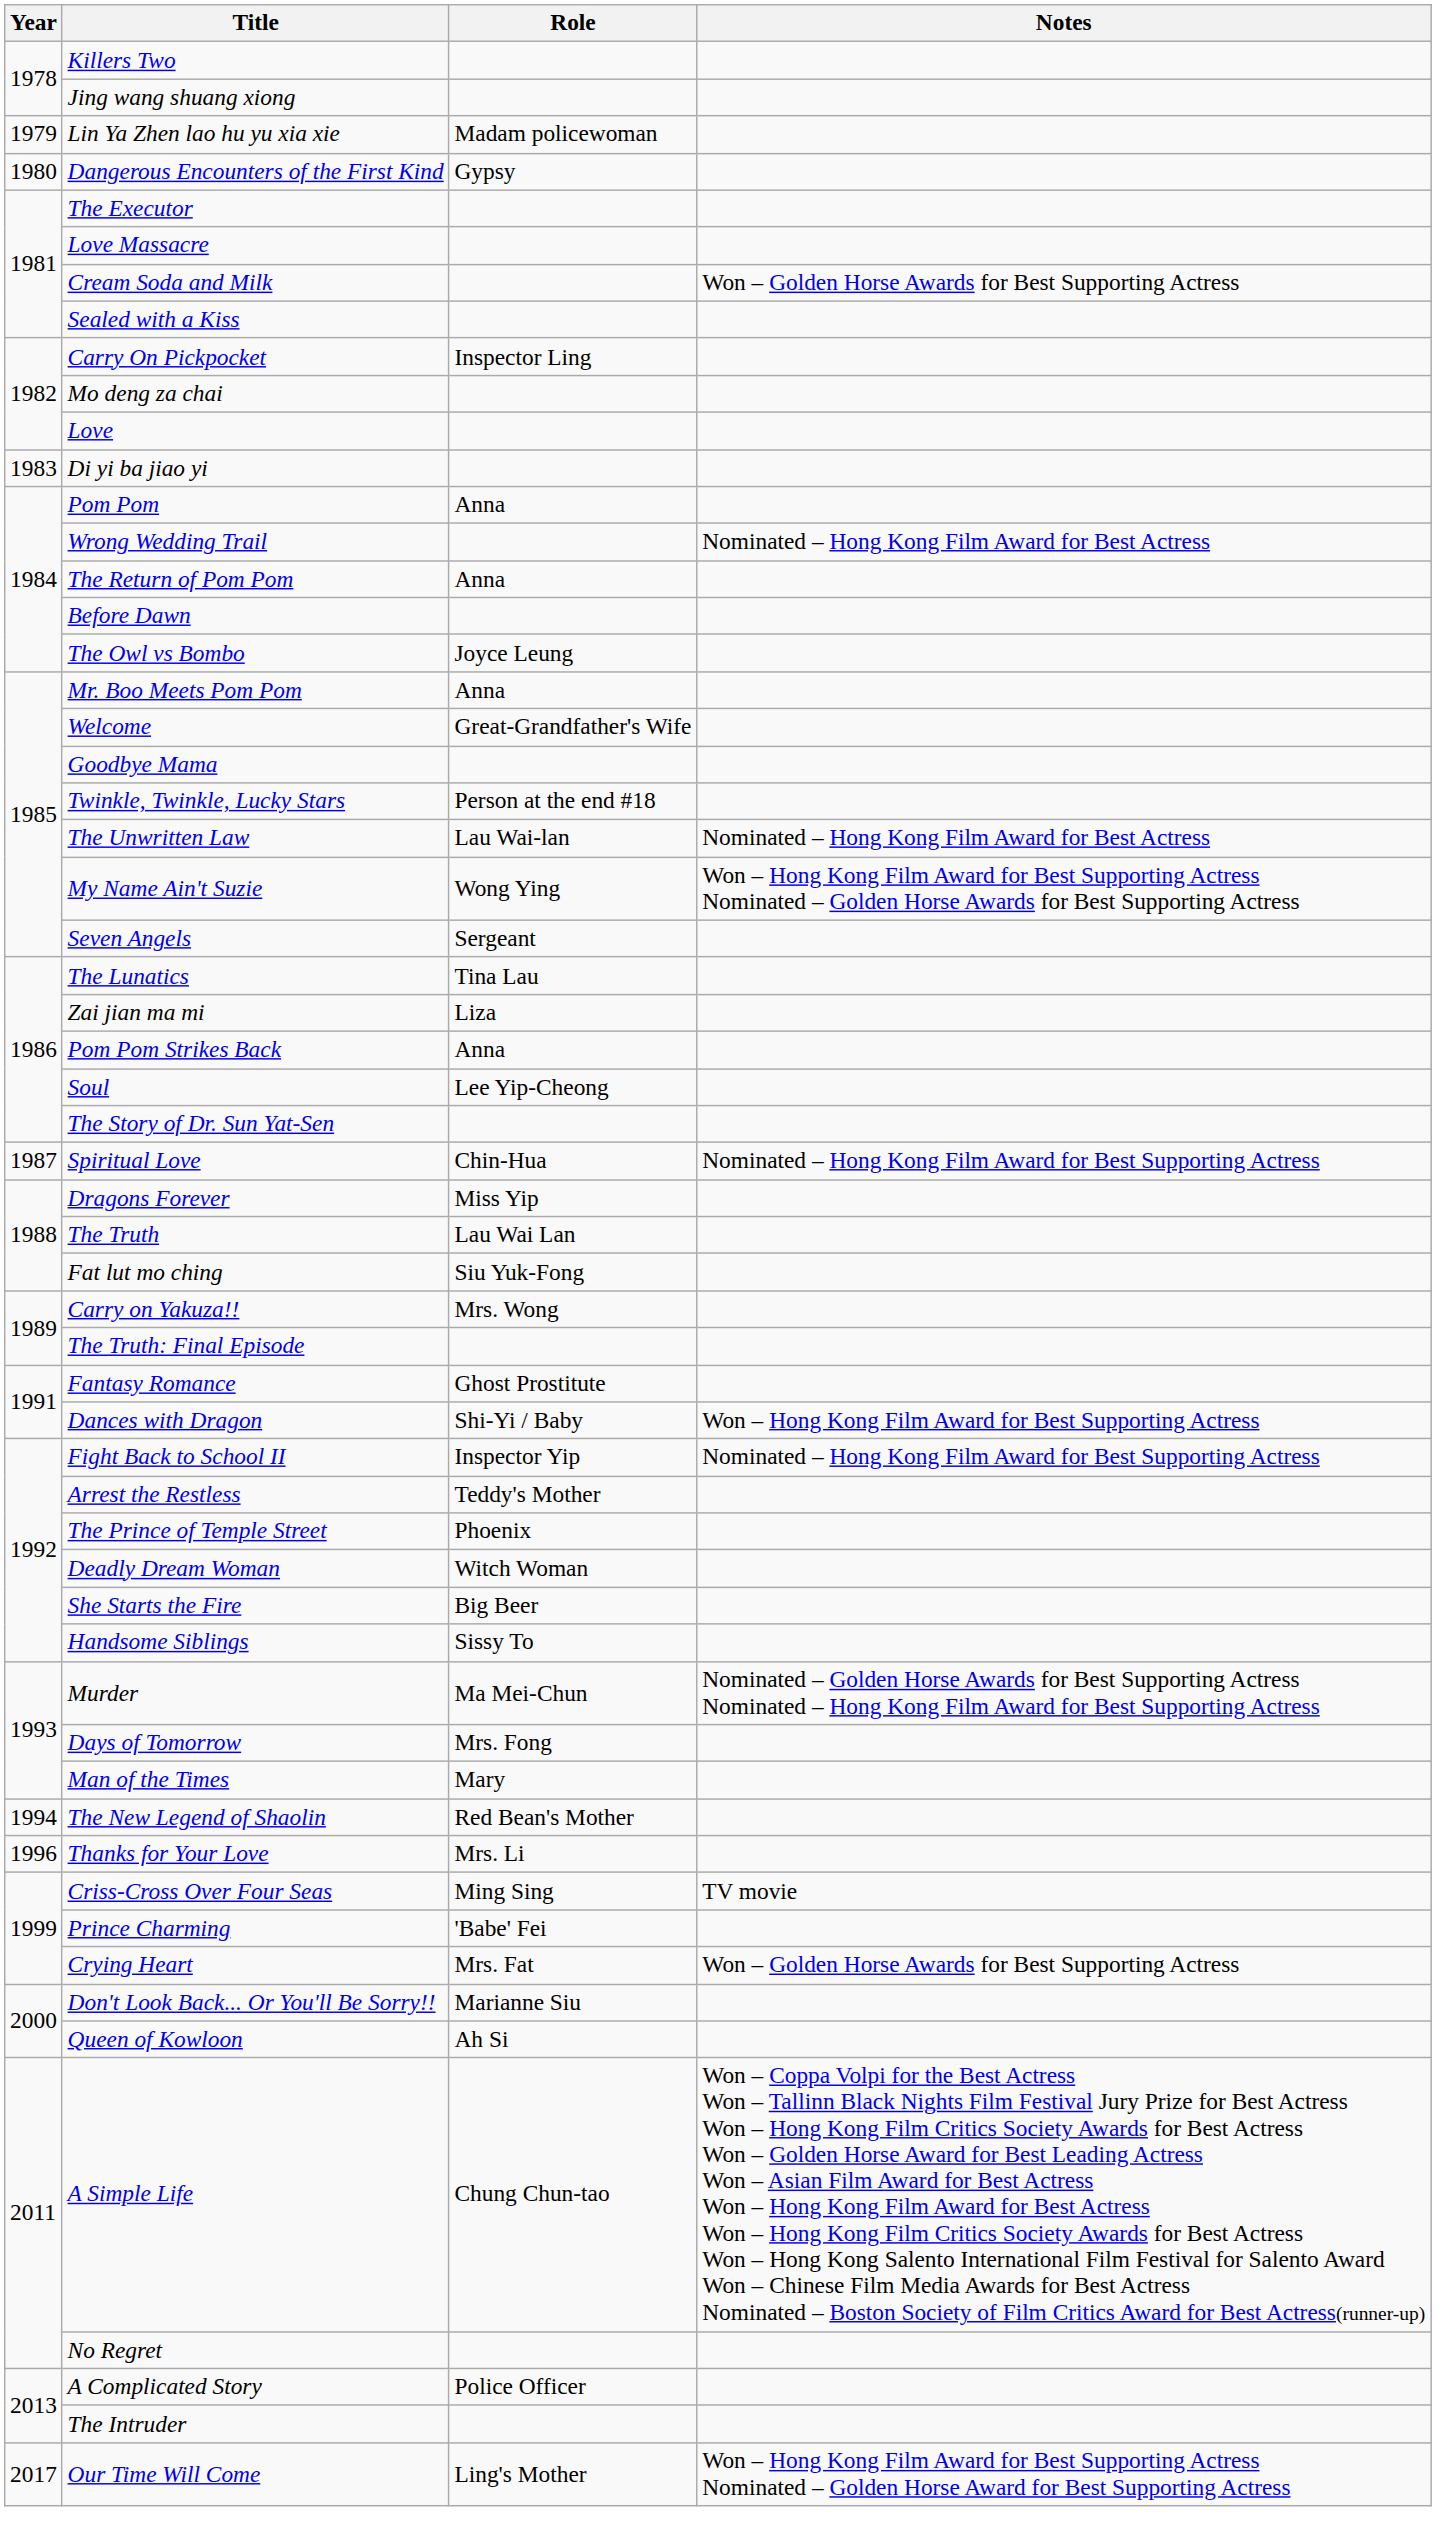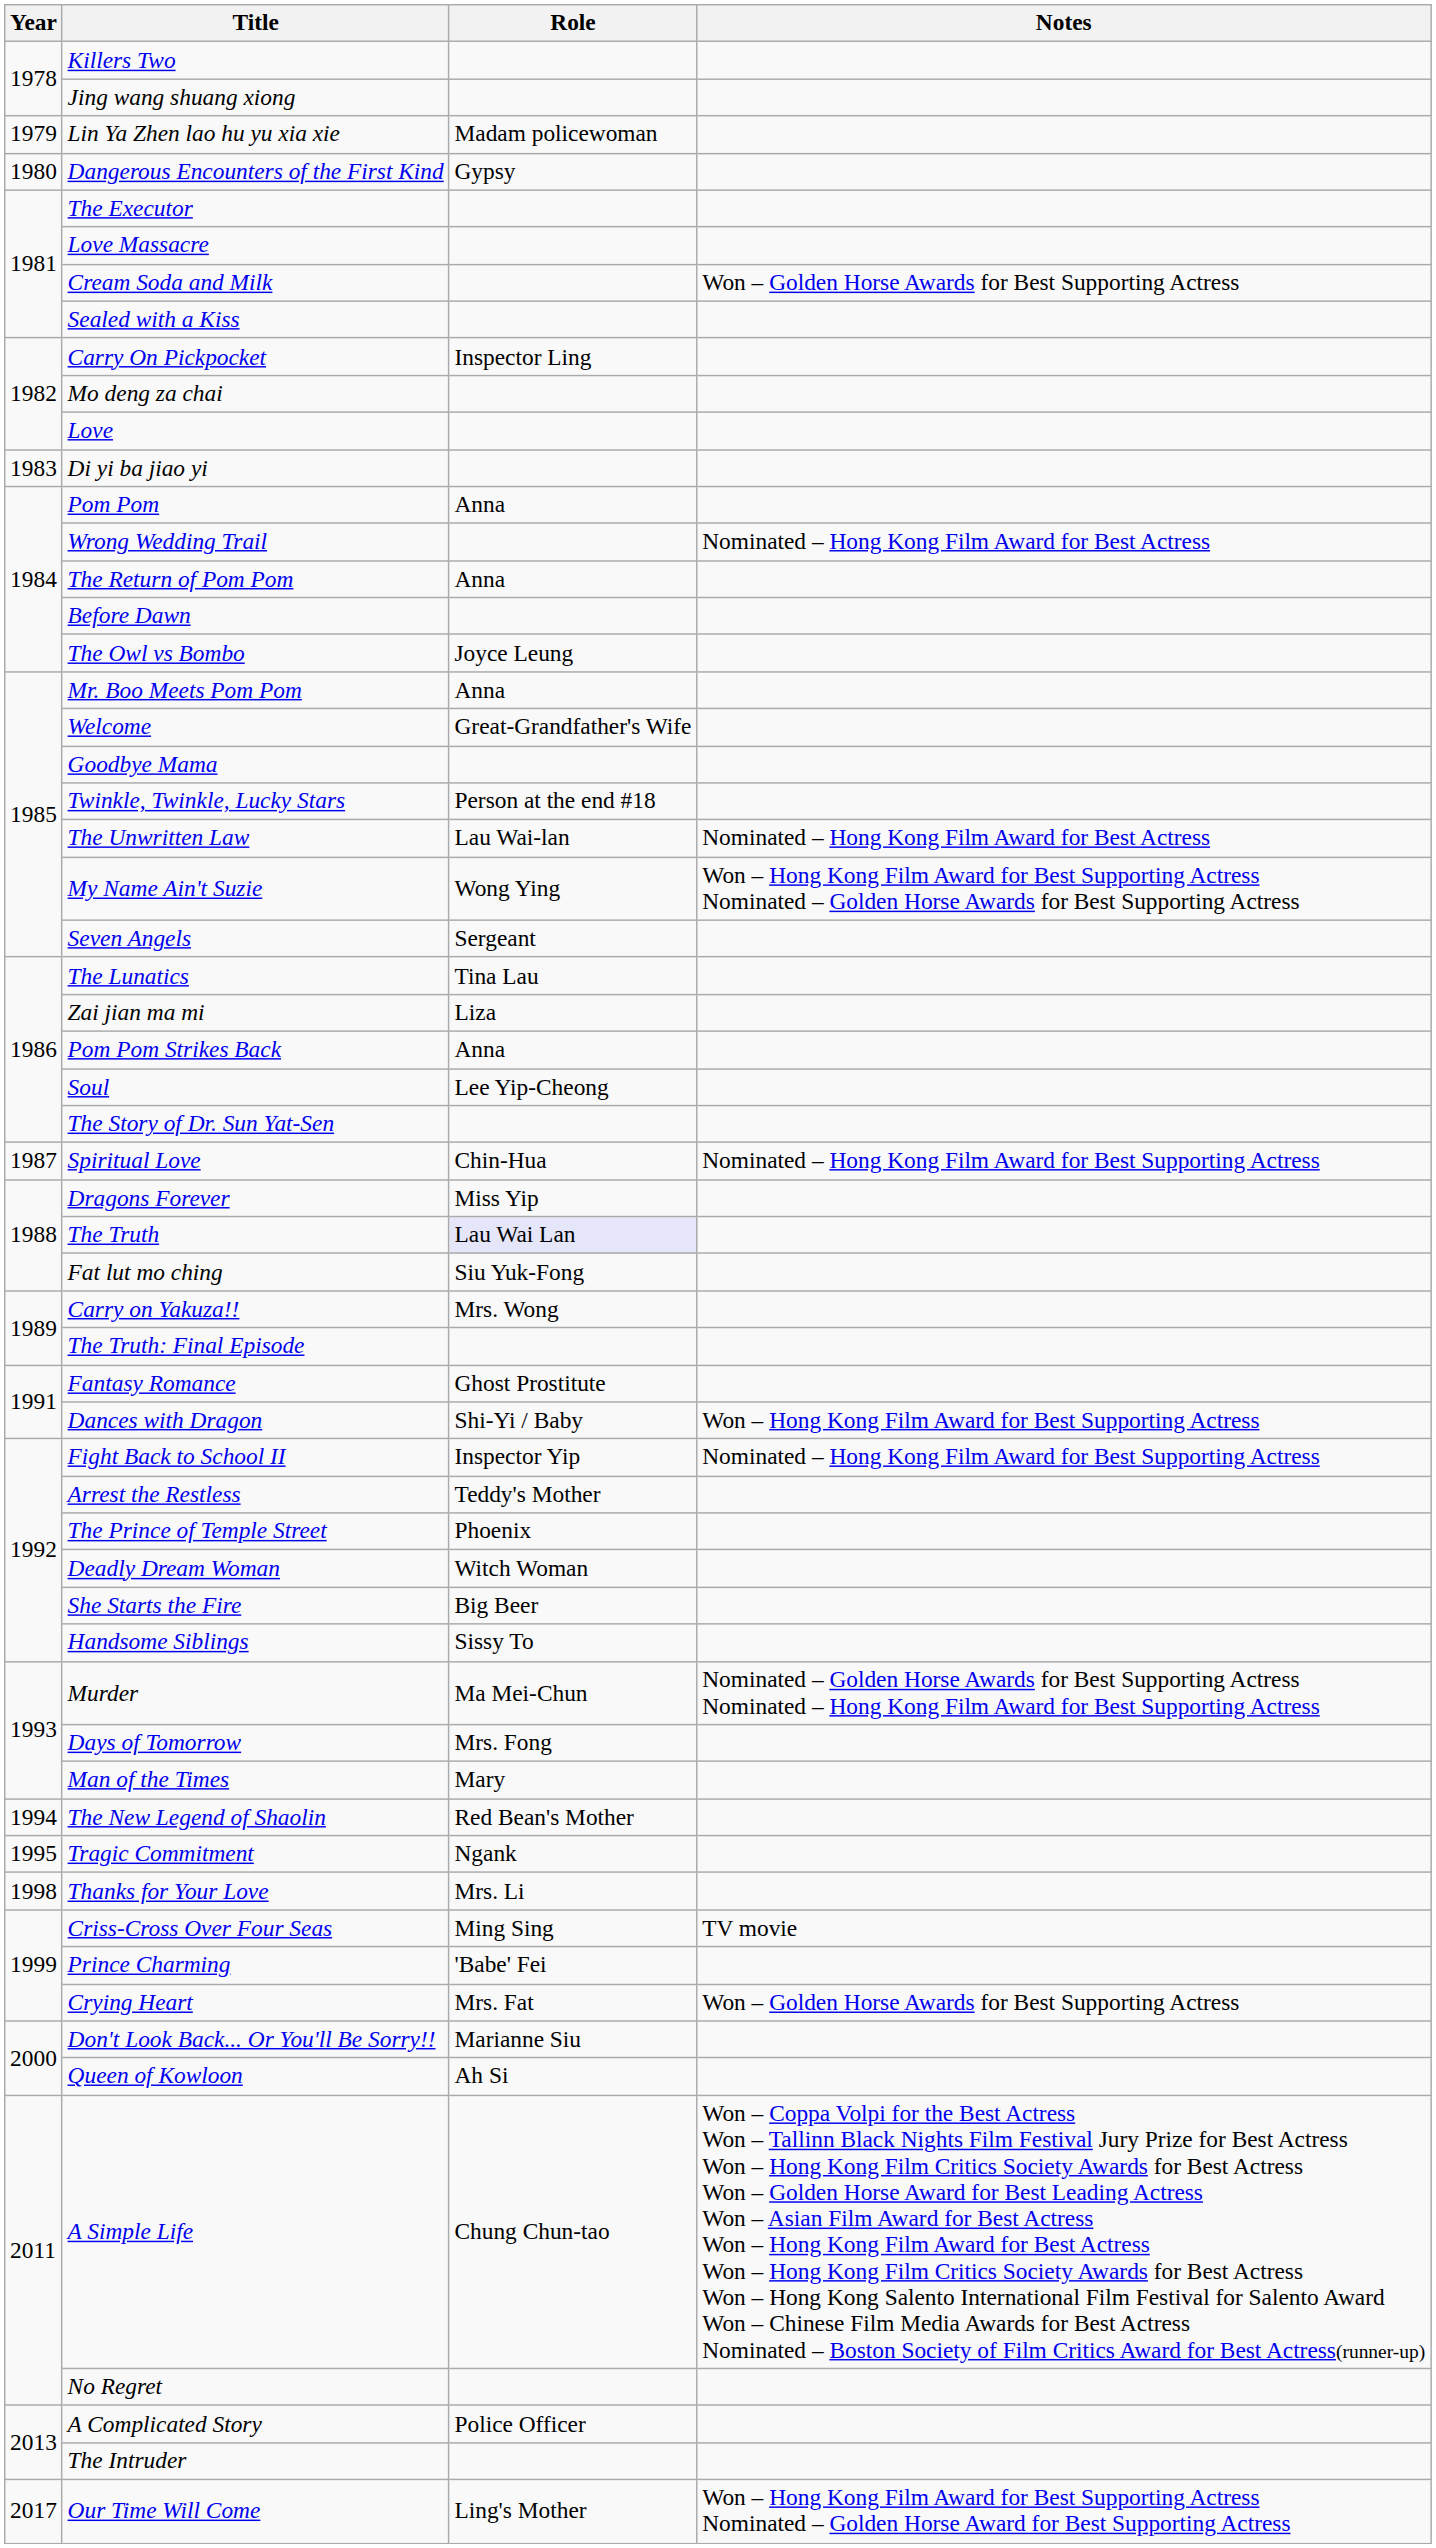(515, 1234) no background -> (515, 1234) lavender background
+ row: (161, 1853)
(33, 1853) 1996 -> (33, 1890) 1998
